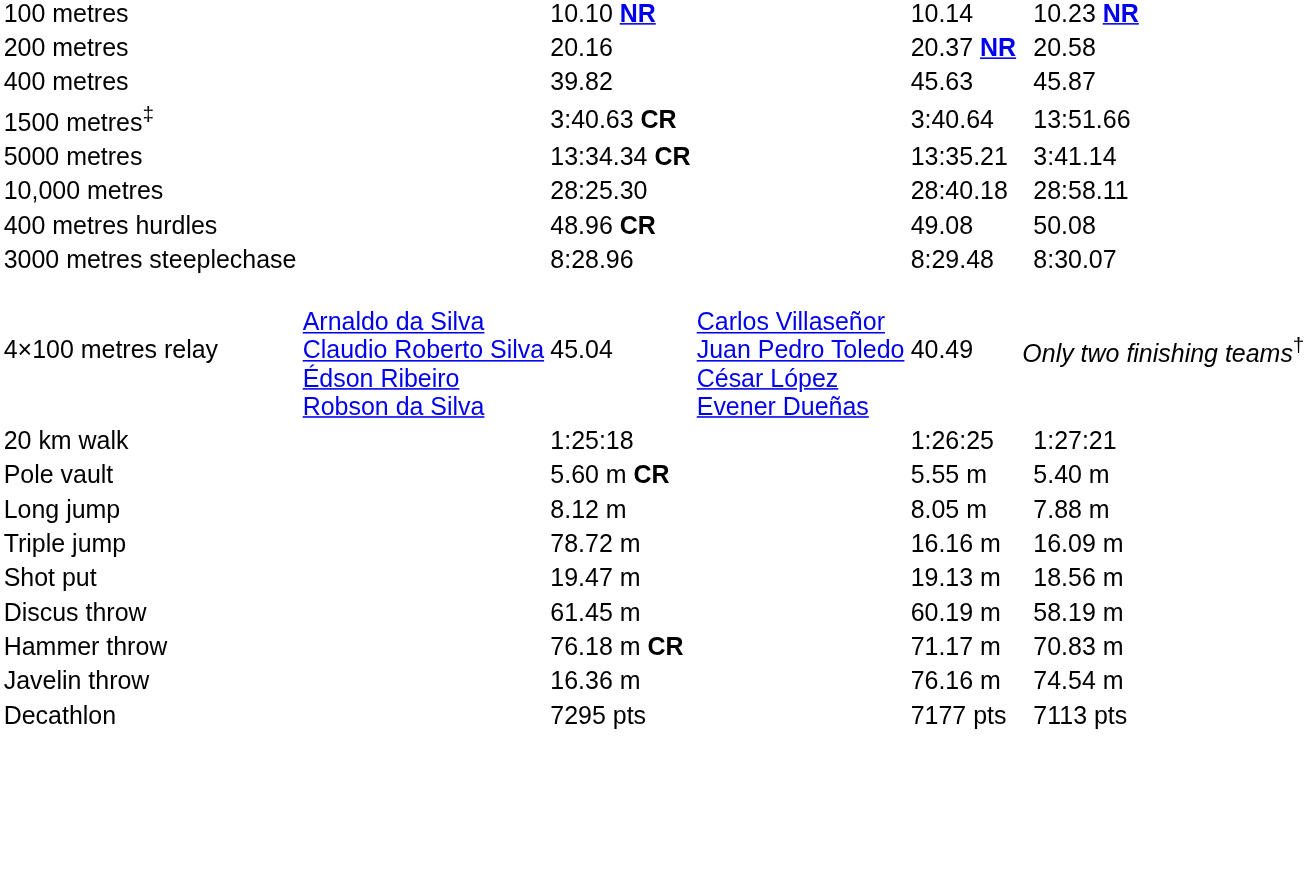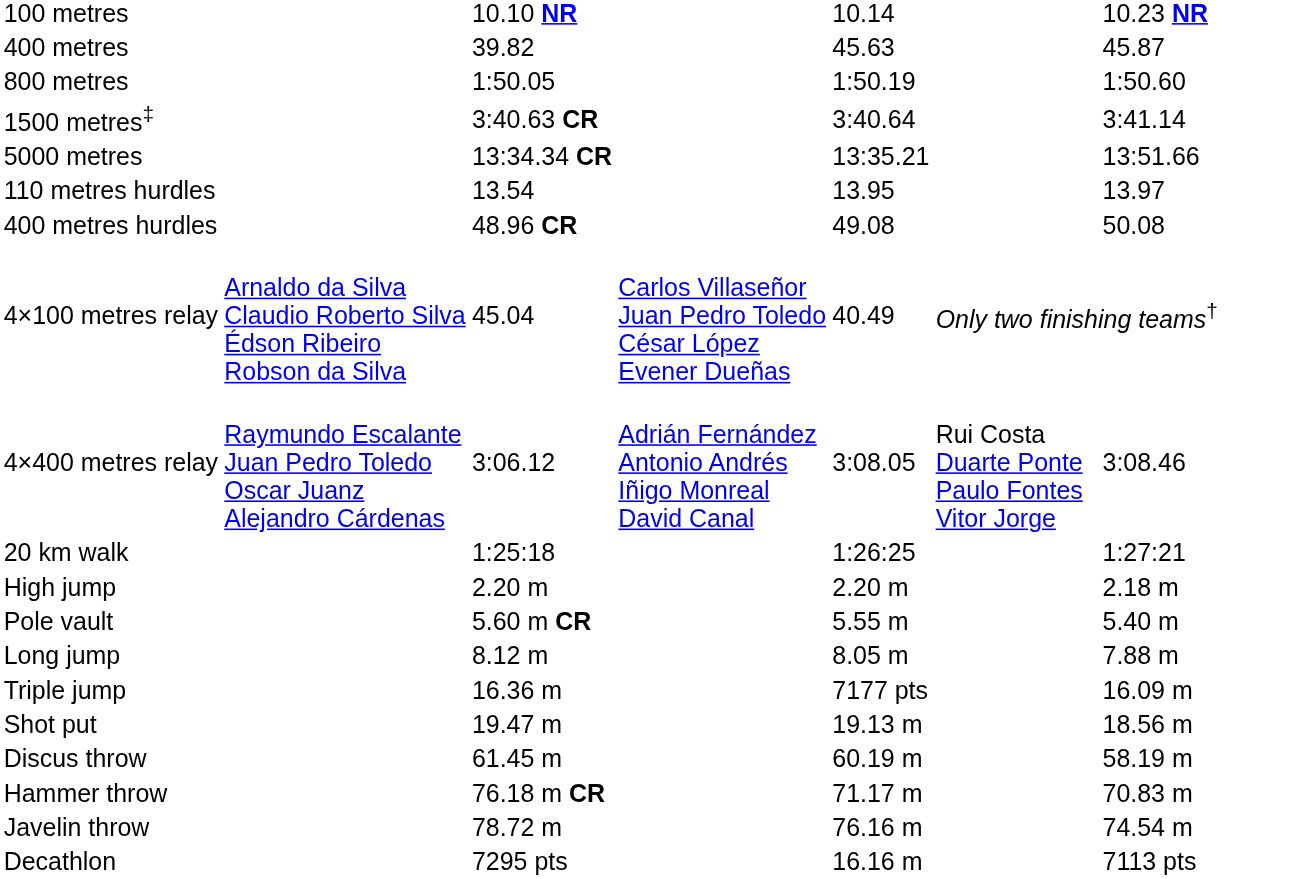- row: (66, 47)
+ row: (66, 82)
(1082, 119) 13:51.66 -> (1144, 119) 3:41.14
(1075, 157) 3:41.14 -> (1151, 157) 13:51.66
- row: (83, 191)
+ row: (110, 191)
- row: (150, 260)
+ row: (111, 463)
+ row: (60, 588)
(595, 544) 78.72 m -> (517, 690) 16.36 m
(956, 544) 16.16 m -> (880, 690) 7177 pts
(595, 681) 16.36 m -> (517, 828) 78.72 m
(959, 715) 7177 pts -> (877, 862) 16.16 m
